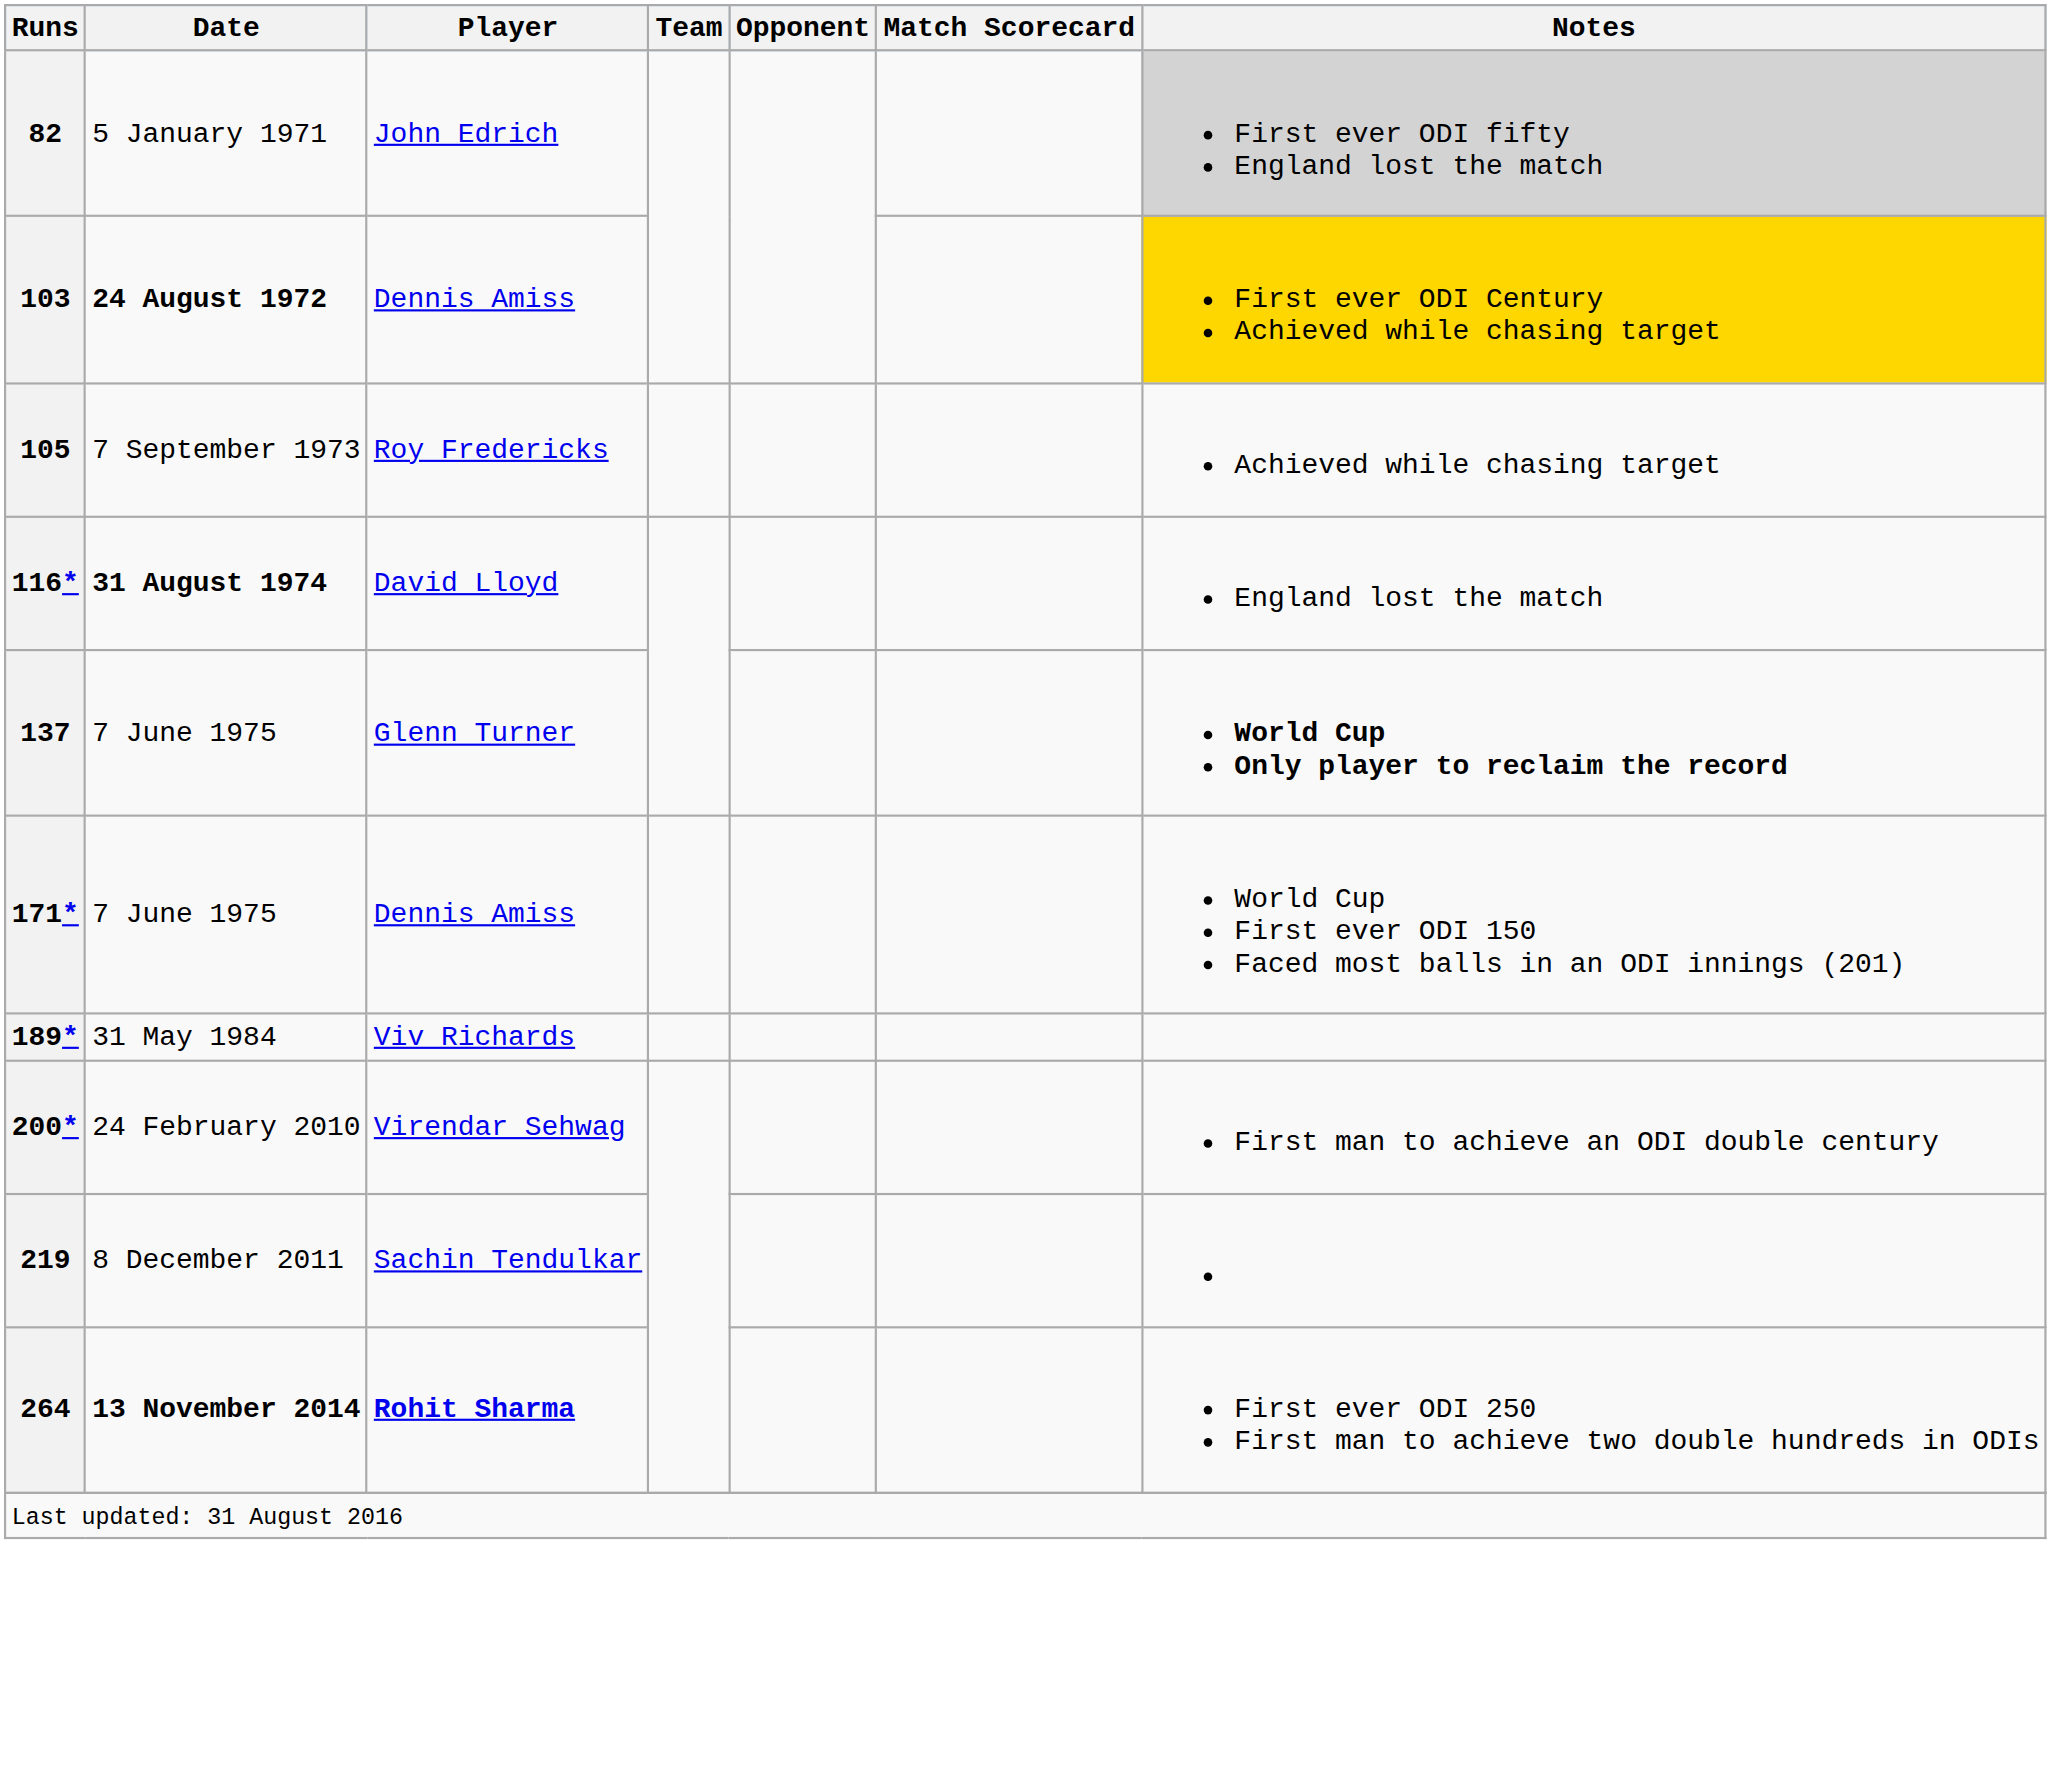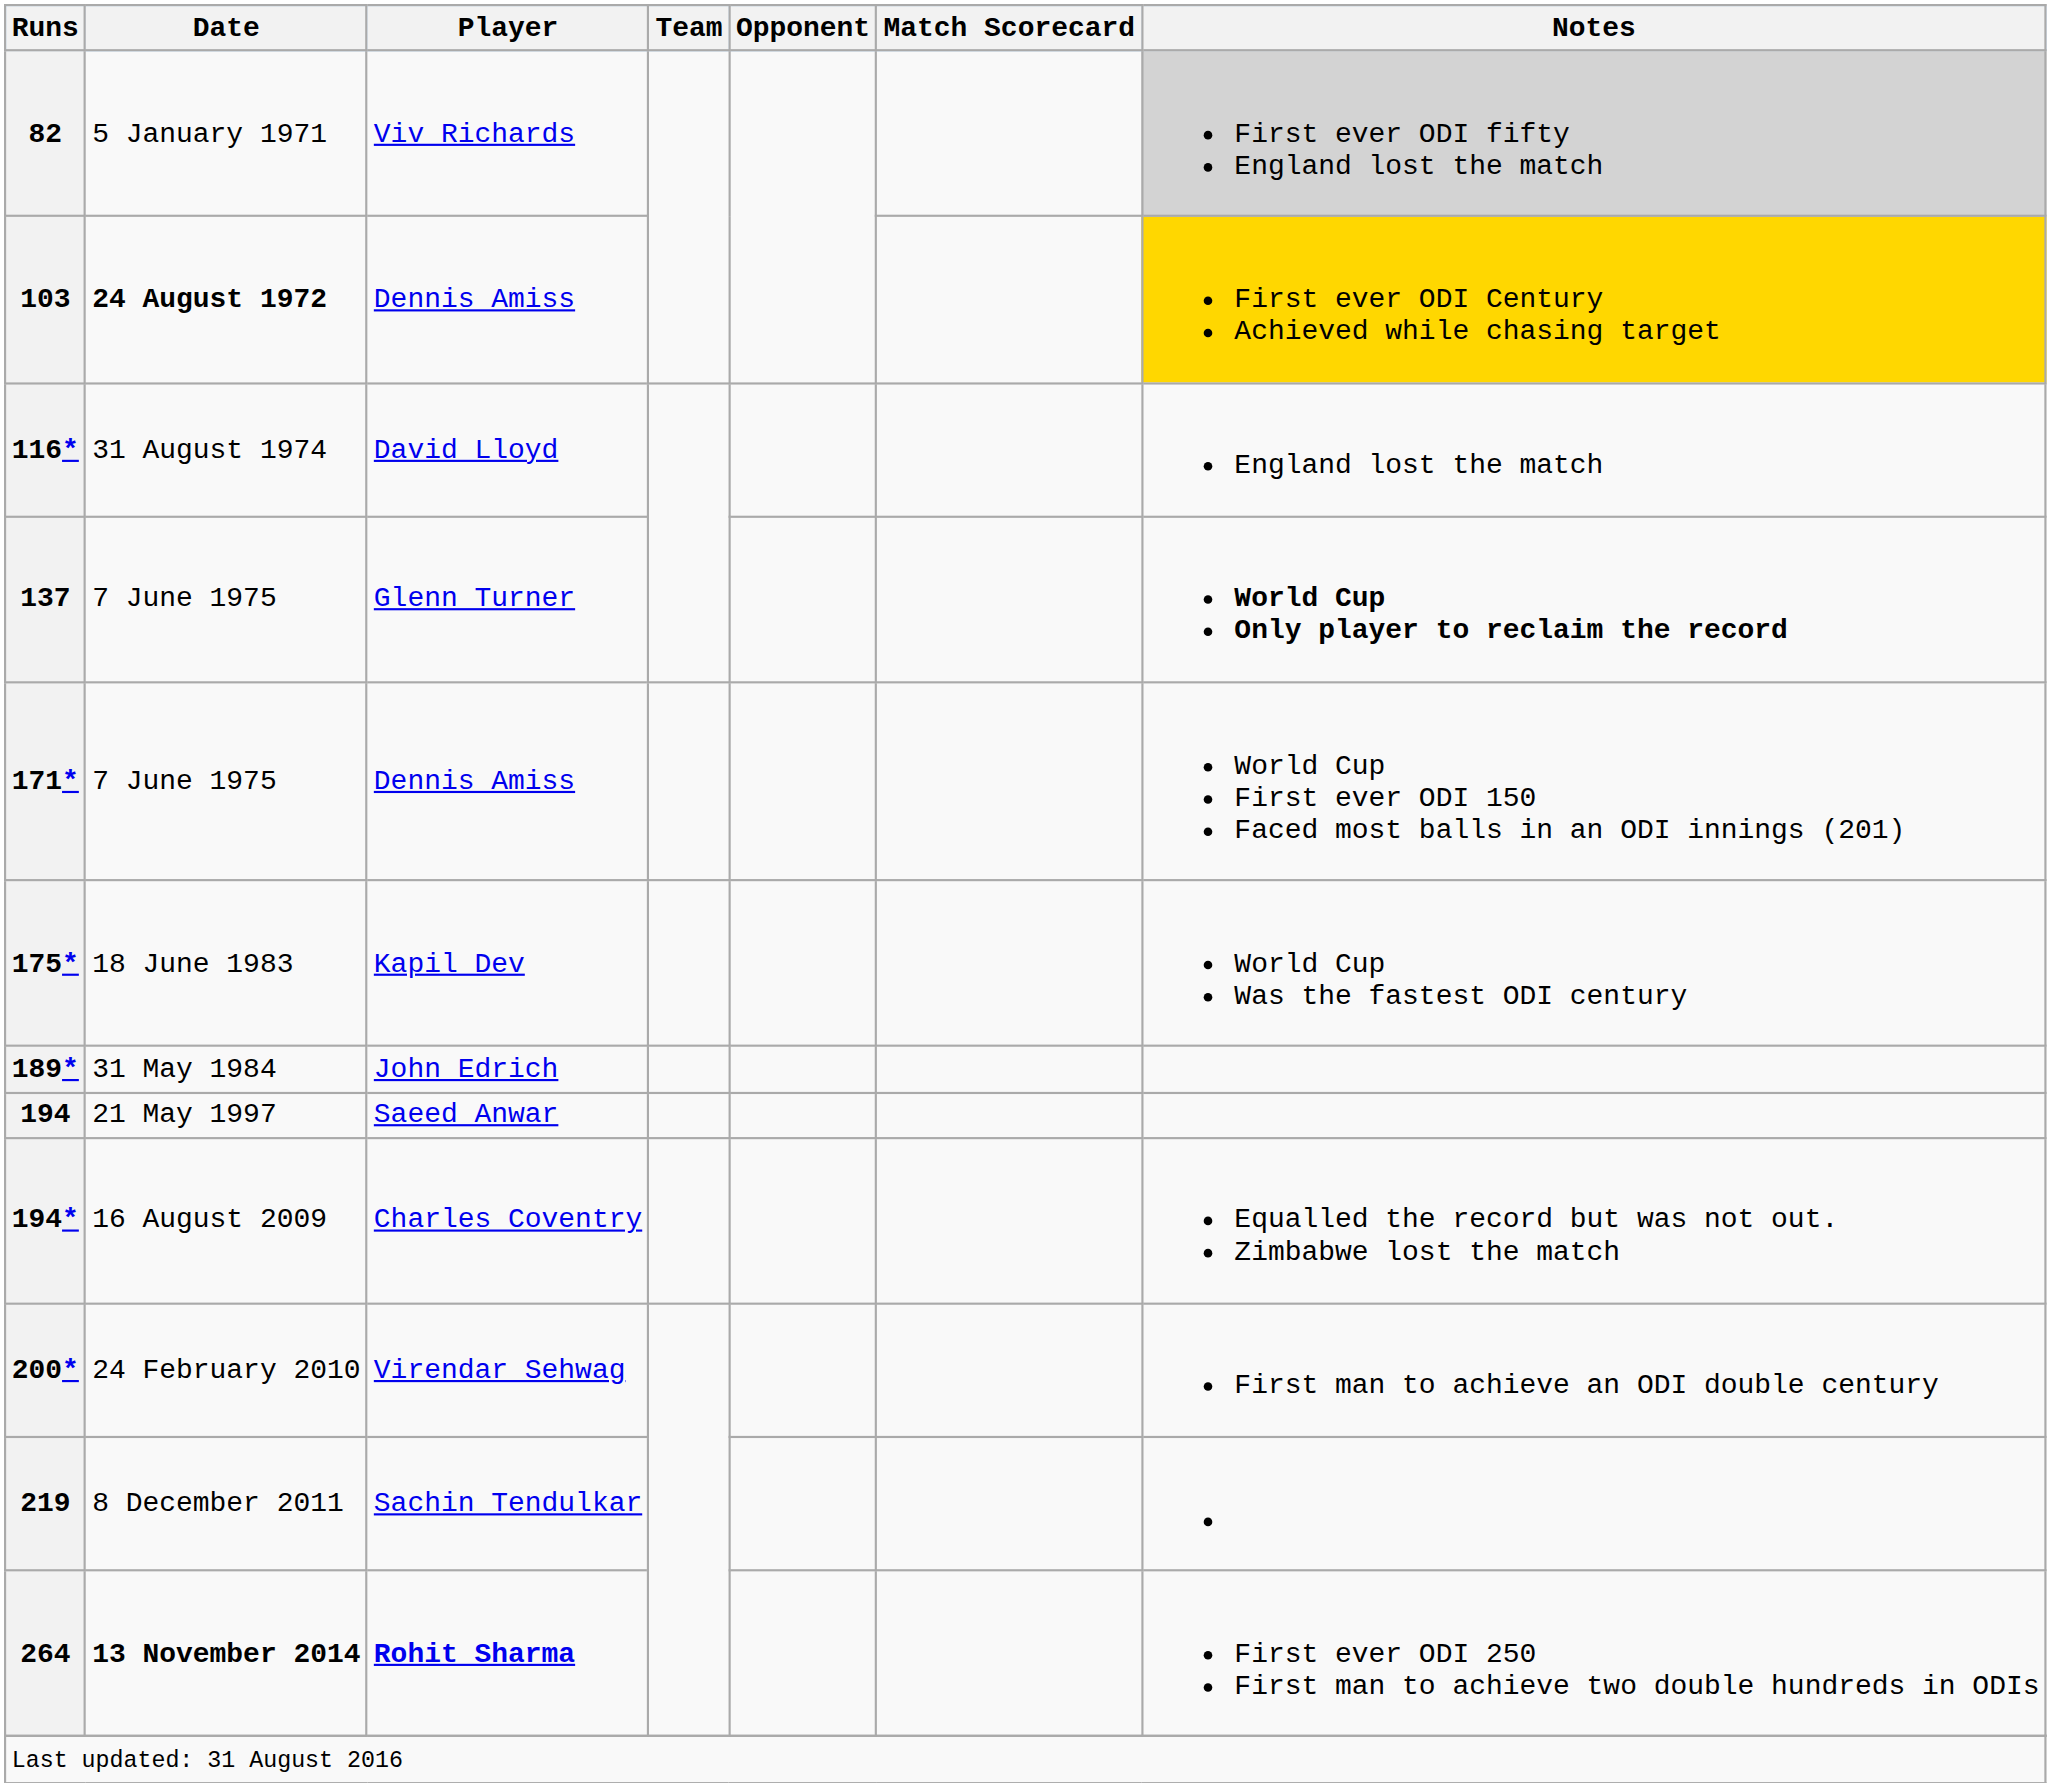(466, 134) John Edrich -> (474, 134) Viv Richards
- row: (45, 449)
(210, 583) bold -> (210, 449) normal
+ row: (45, 963)
(474, 1037) Viv Richards -> (466, 1069) John Edrich
+ row: (45, 1115)
+ row: (45, 1220)
